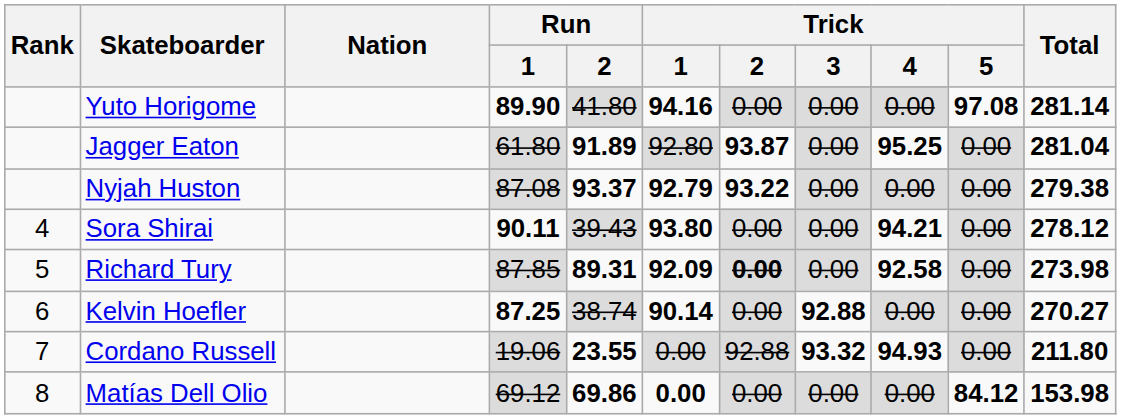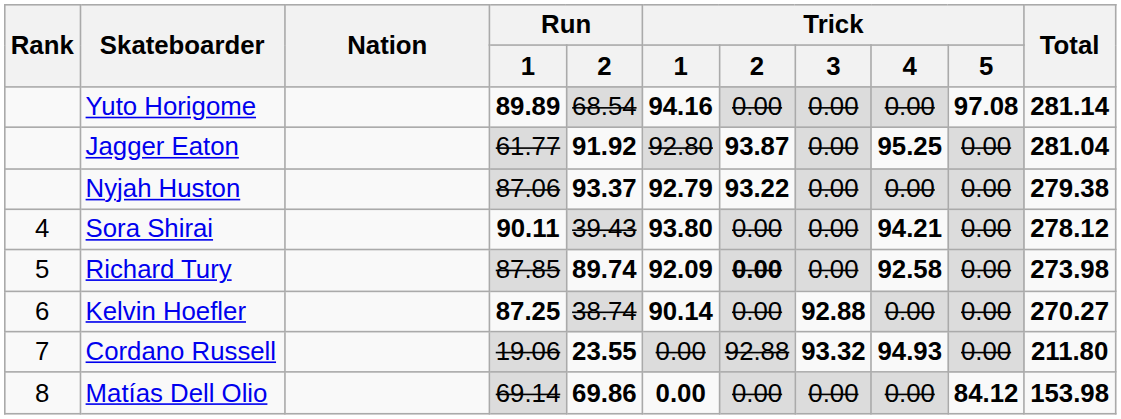(528, 106) 89.90 -> (528, 106) 89.89
(604, 106) 41.80 -> (604, 106) 68.54
(528, 147) 61.80 -> (528, 147) 61.77
(604, 147) 91.89 -> (604, 147) 91.92
(528, 188) 87.08 -> (528, 188) 87.06
(604, 270) 89.31 -> (604, 270) 89.74
(528, 392) 69.12 -> (528, 392) 69.14
